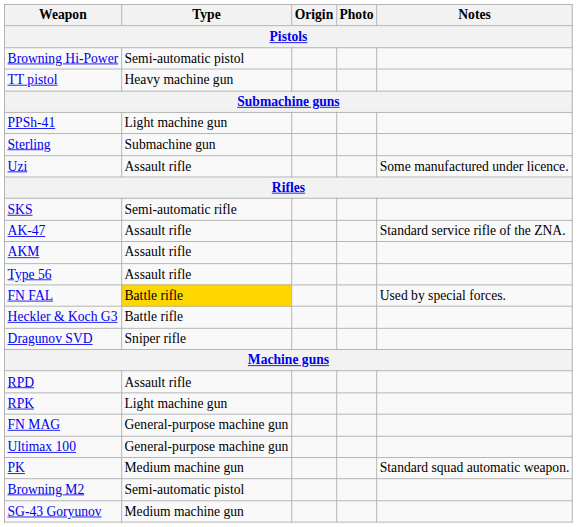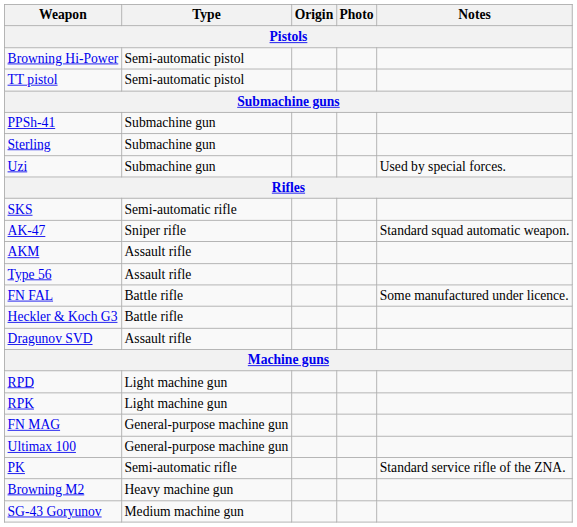(179, 79) Heavy machine gun -> (184, 79) Semi-automatic pistol
(176, 123) Light machine gun -> (170, 123) Submachine gun
(158, 166) Assault rifle -> (170, 166) Submachine gun
(474, 166) Some manufactured under licence. -> (443, 166) Used by special forces.
(158, 230) Assault rifle -> (155, 230) Sniper rifle
(473, 230) Standard service rifle of the ZNA. -> (475, 230) Standard squad automatic weapon.
(154, 295) gold background -> (154, 295) no background
(443, 295) Used by special forces. -> (474, 295) Some manufactured under licence.
(155, 338) Sniper rifle -> (158, 338) Assault rifle
(158, 381) Assault rifle -> (176, 381) Light machine gun
(184, 468) Medium machine gun -> (181, 468) Semi-automatic rifle
(475, 468) Standard squad automatic weapon. -> (473, 468) Standard service rifle of the ZNA.
(184, 489) Semi-automatic pistol -> (179, 489) Heavy machine gun
